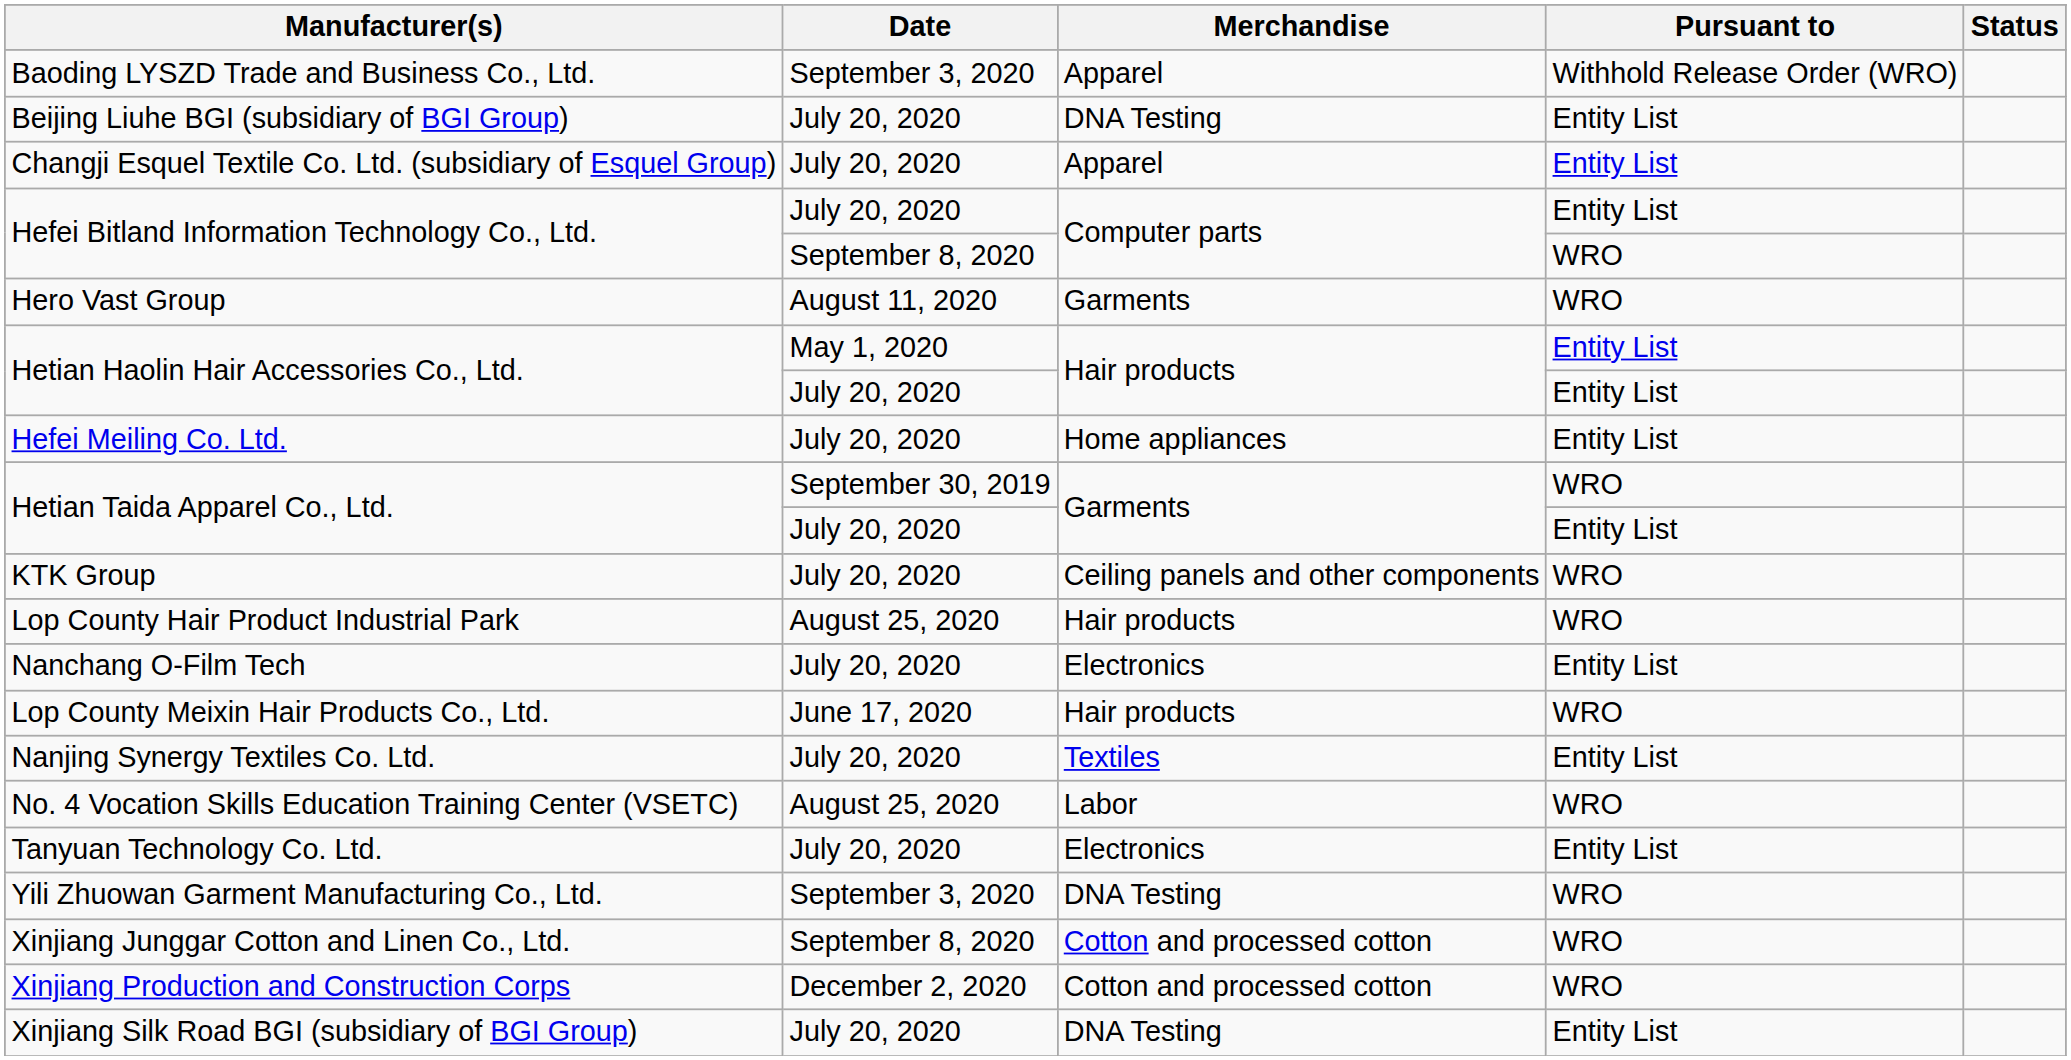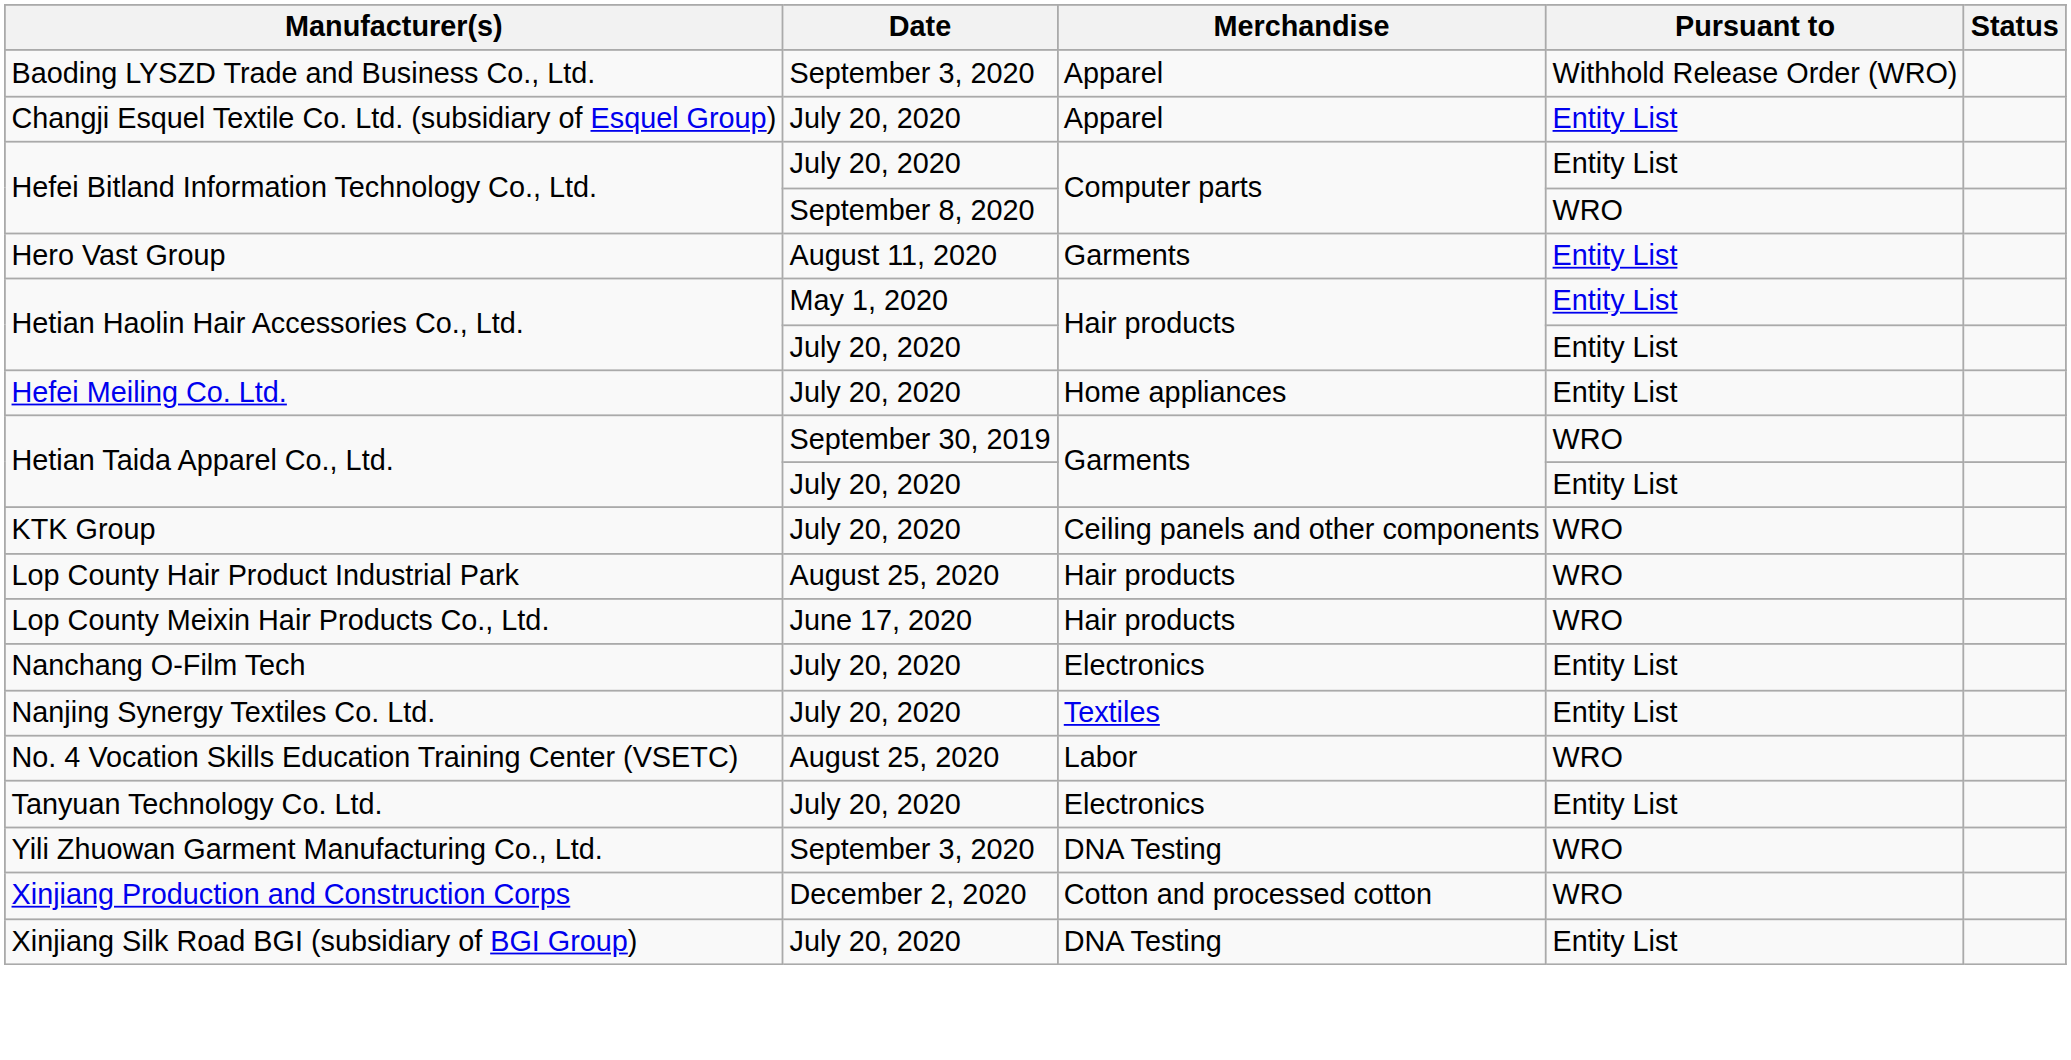- row: (290, 118)
(1588, 301) WRO -> (1615, 255) Entity List
rows swapped: (280, 712) <-> (159, 666)
- row: (291, 940)
